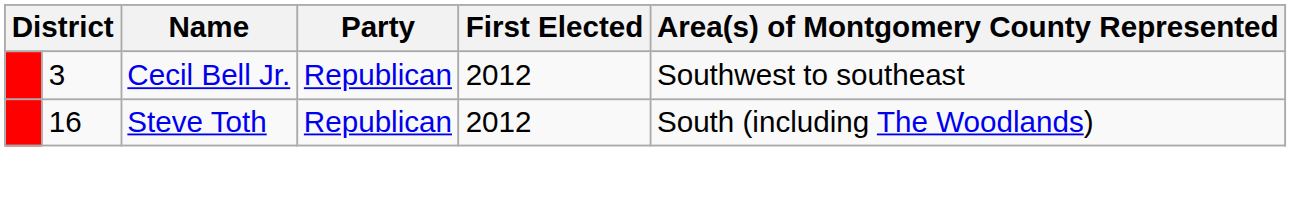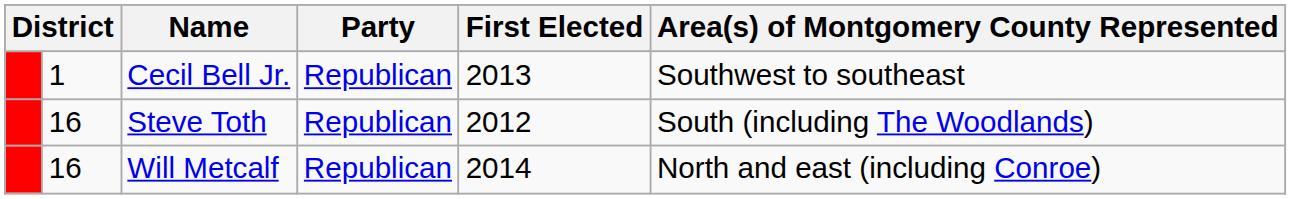(57, 74) 3 -> (57, 74) 1
(499, 74) 2012 -> (499, 74) 2013
+ row: (203, 168)
